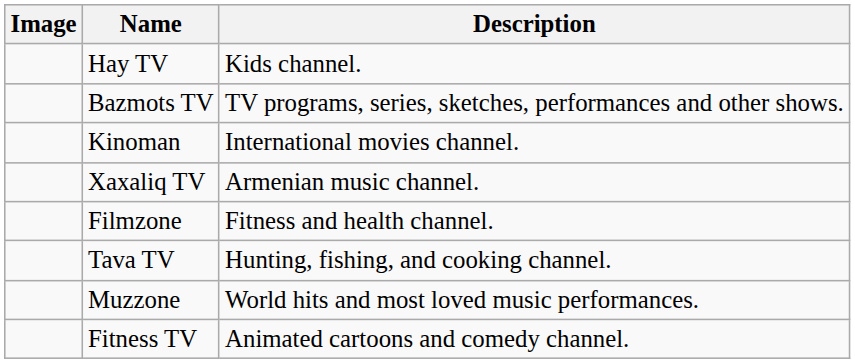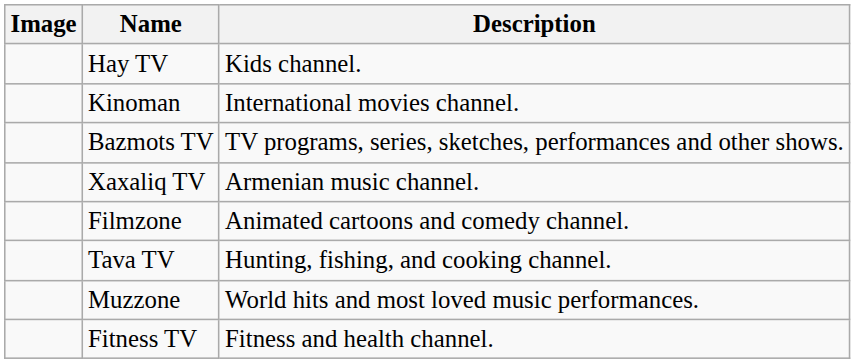rows swapped: (151, 102) <-> (134, 142)
(359, 220) Fitness and health channel. -> (427, 220) Animated cartoons and comedy channel.
(427, 338) Animated cartoons and comedy channel. -> (359, 338) Fitness and health channel.
